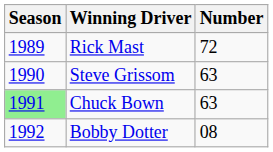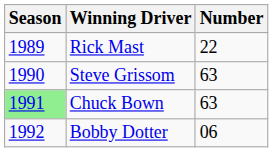(209, 47) 72 -> (209, 47) 22
(209, 132) 08 -> (209, 132) 06
